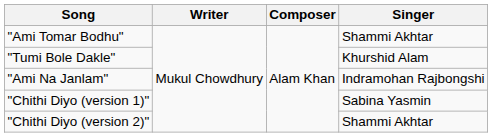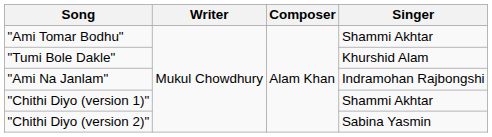(386, 100) Sabina Yasmin -> (387, 100) Shammi Akhtar
(387, 121) Shammi Akhtar -> (386, 121) Sabina Yasmin
